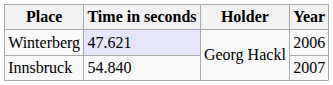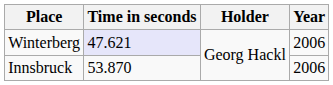(109, 67) 54.840 -> (109, 67) 53.870
(309, 67) 2007 -> (309, 67) 2006
